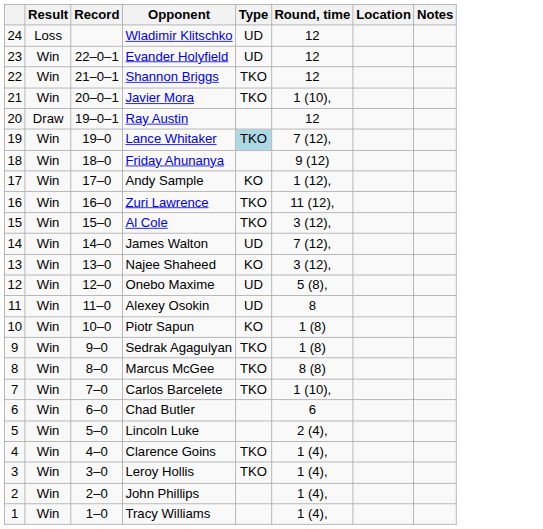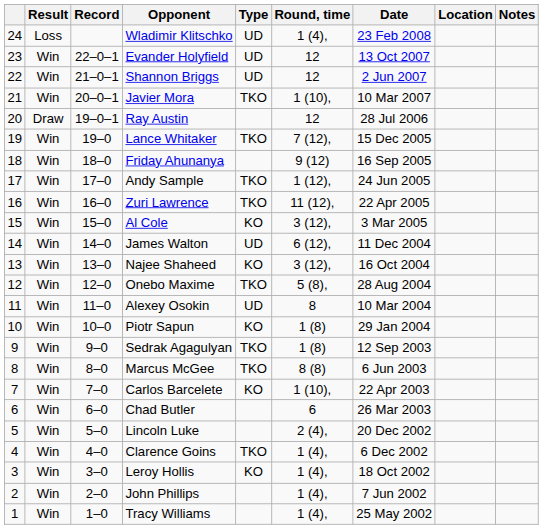+ column: (394, 14)
(312, 35) 12 -> (312, 35) 1 (4),
(254, 77) TKO -> (254, 77) UD
(254, 139) lightblue background -> (254, 139) no background
(254, 181) KO -> (254, 181) TKO
(254, 222) TKO -> (254, 222) KO
(312, 243) 7 (12), -> (312, 243) 6 (12),
(254, 285) UD -> (254, 285) TKO
(254, 389) TKO -> (254, 389) KO
(254, 472) TKO -> (254, 472) KO
